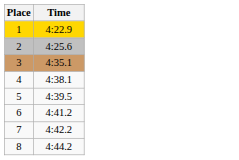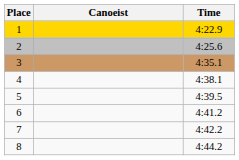+ column: (108, 12)
